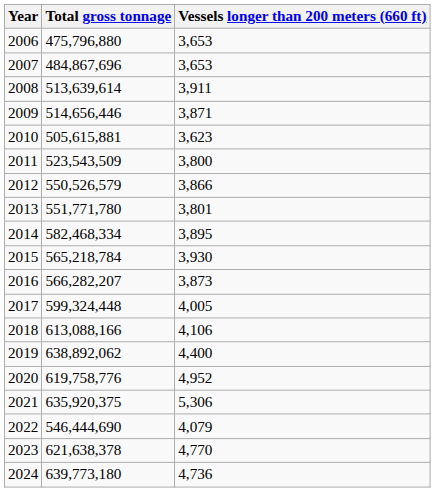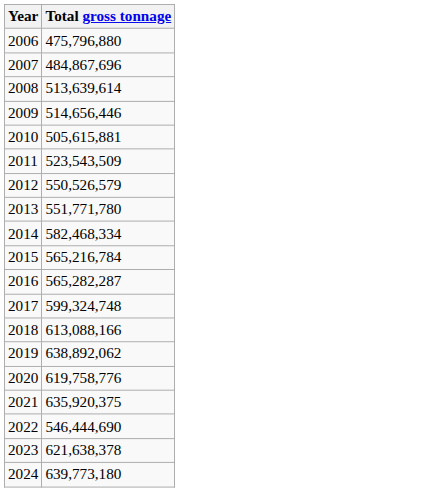- column: (302, 16)
(83, 257) 565,218,784 -> (83, 257) 565,216,784
(83, 281) 566,282,207 -> (83, 281) 565,282,287
(83, 305) 599,324,448 -> (83, 305) 599,324,748
